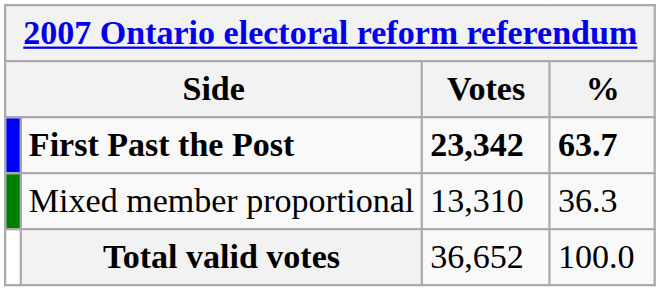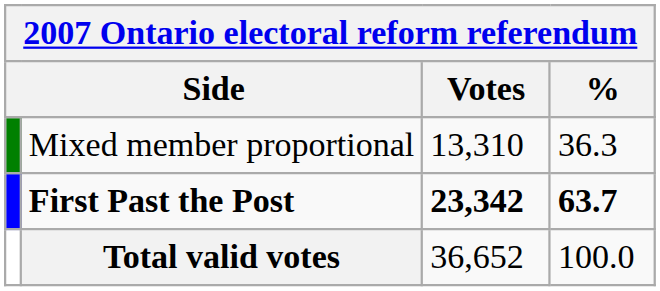rows swapped: (162, 145) <-> (222, 201)
